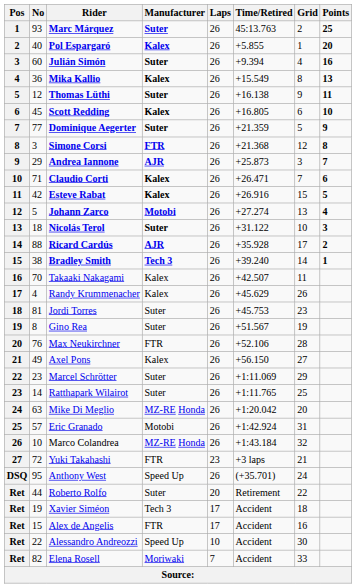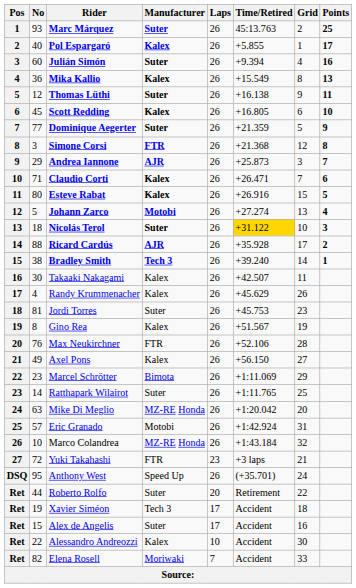(327, 46) 20 -> (327, 46) 17
(37, 194) 42 -> (37, 194) 80
(252, 227) no background -> (252, 227) gold background
(37, 277) 70 -> (37, 277) 30
(155, 327) Suter -> (156, 327) Kalex
(155, 376) Suter -> (159, 376) Bimota
(154, 525) FTR -> (155, 525) Suter
(164, 542) Speed Up -> (156, 542) Kalex
